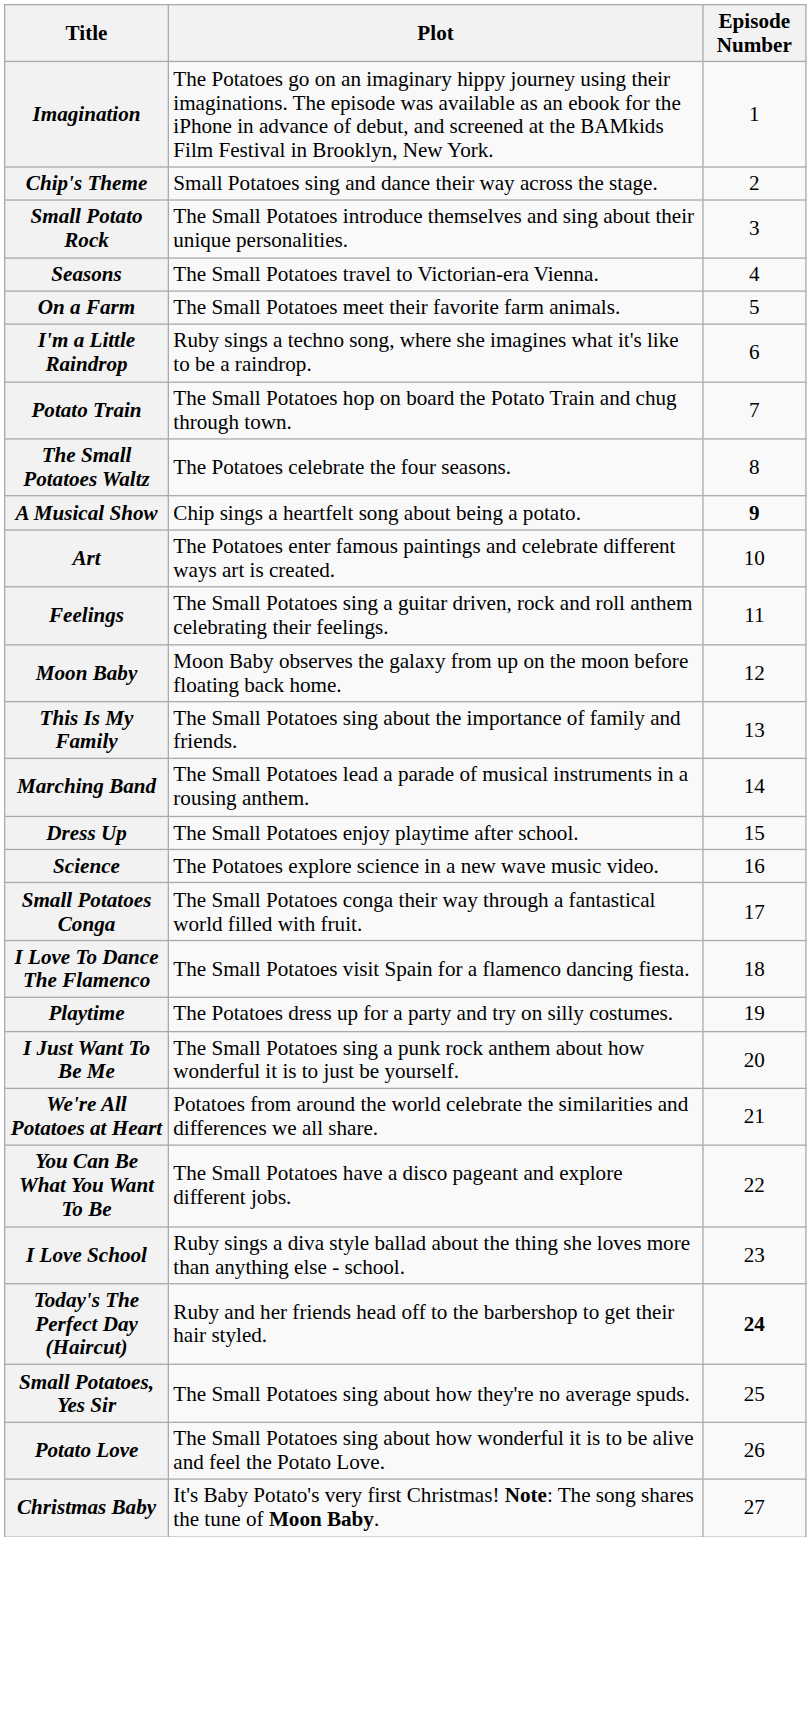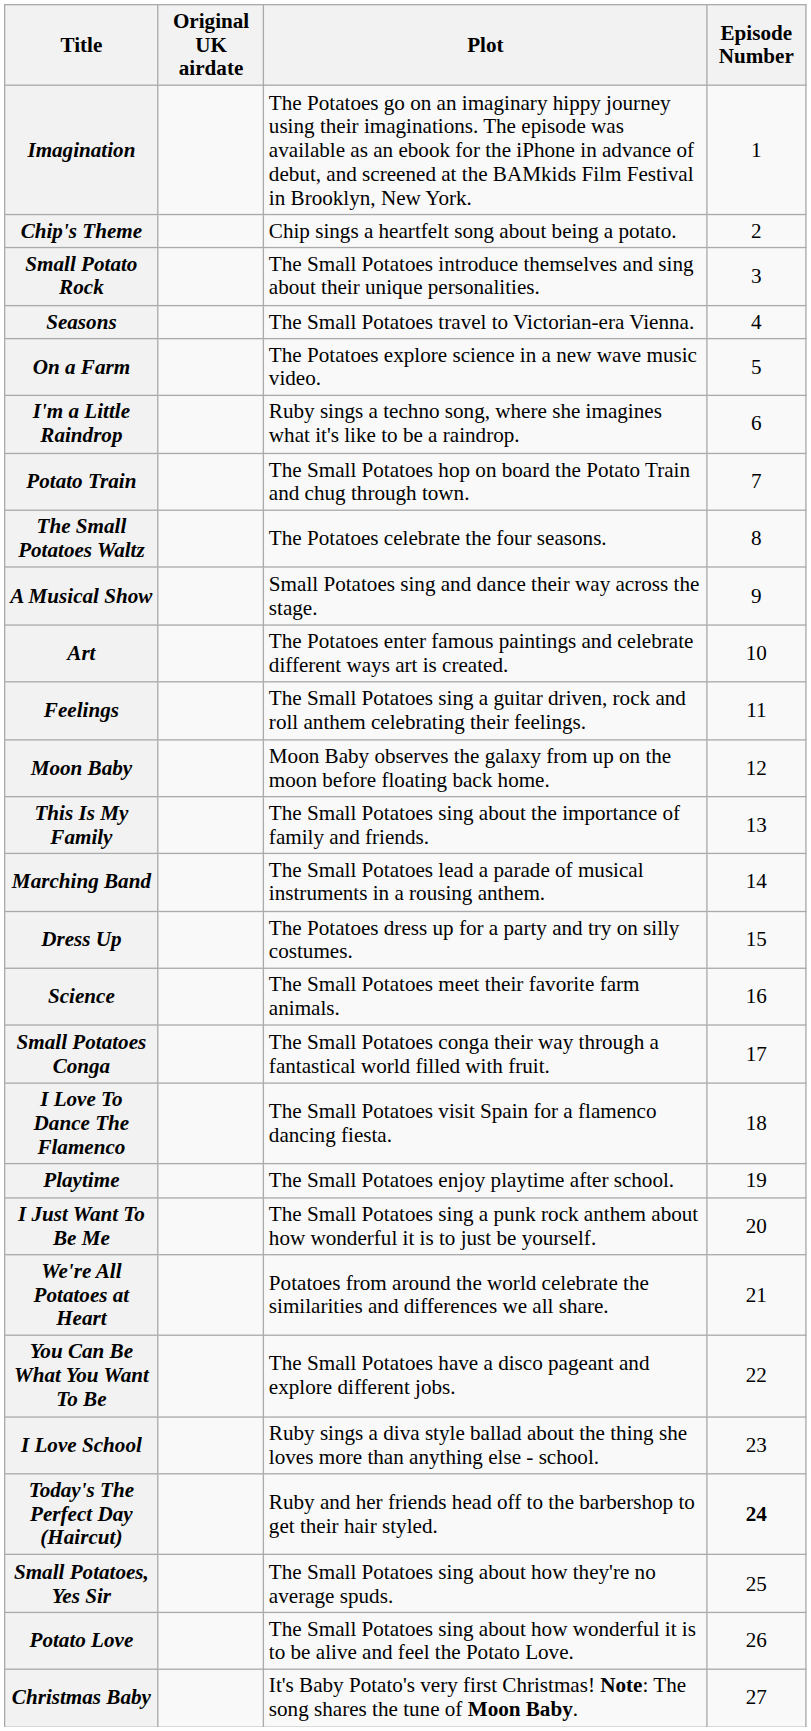+ column: (211, 45)
(416, 183) Small Potatoes sing and dance their way across the stage. -> (473, 230) Chip sings a heartfelt song about being a potato.
(397, 307) The Small Potatoes meet their favorite farm animals. -> (483, 366) The Potatoes explore science in a new wave music video.
(377, 512) Chip sings a heartfelt song about being a potato. -> (484, 595) Small Potatoes sing and dance their way across the stage.
(754, 512) bold -> (756, 595) normal
(376, 832) The Small Potatoes enjoy playtime after school. -> (474, 939) The Potatoes dress up for a party and try on silly costumes.
(416, 866) The Potatoes explore science in a new wave music video. -> (454, 996) The Small Potatoes meet their favorite farm animals.
(423, 1014) The Potatoes dress up for a party and try on silly costumes. -> (471, 1180) The Small Potatoes enjoy playtime after school.
